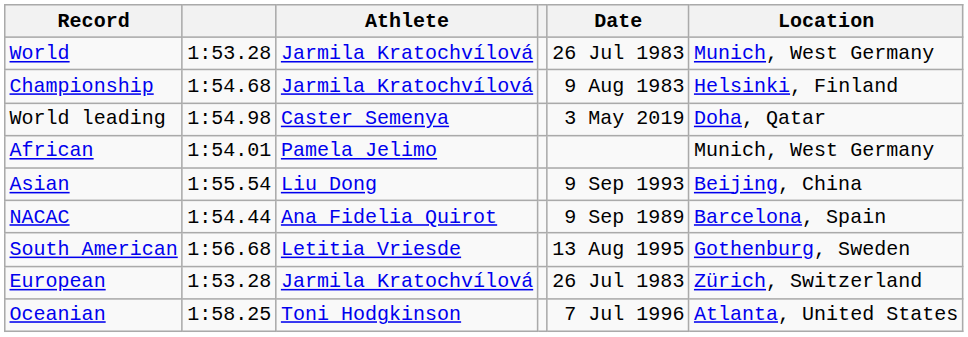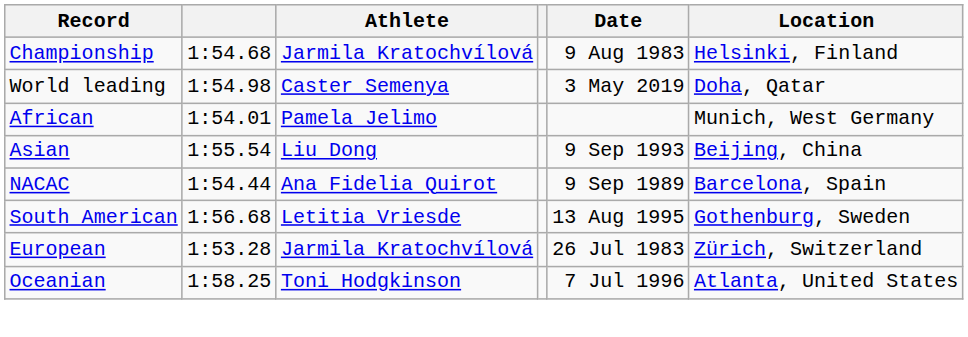- row: (40, 54)
